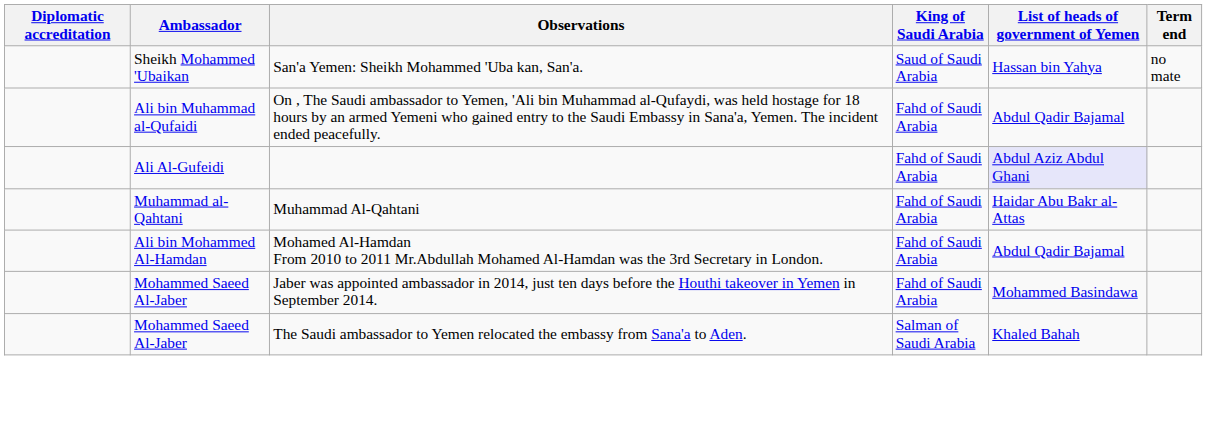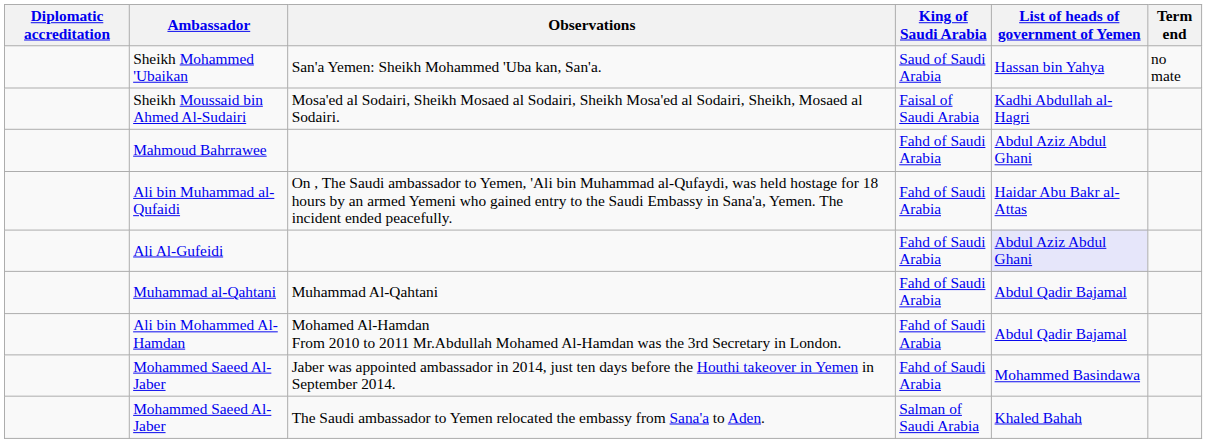+ row: (198, 108)
+ row: (200, 150)
(1058, 117) Abdul Qadir Bajamal -> (1057, 200) Haidar Abu Bakr al-Attas
(1055, 209) Haidar Abu Bakr al-Attas -> (1061, 292) Abdul Qadir Bajamal
